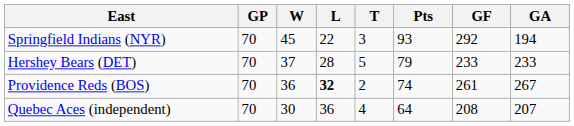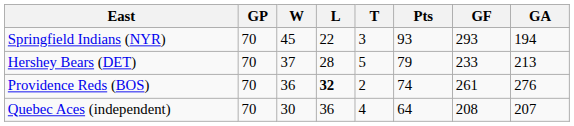(467, 39) 292 -> (467, 39) 293
(525, 62) 233 -> (525, 62) 213
(525, 86) 267 -> (525, 86) 276
